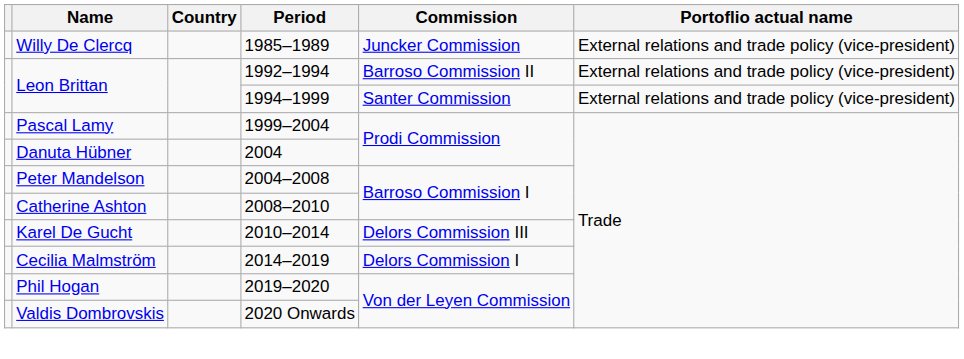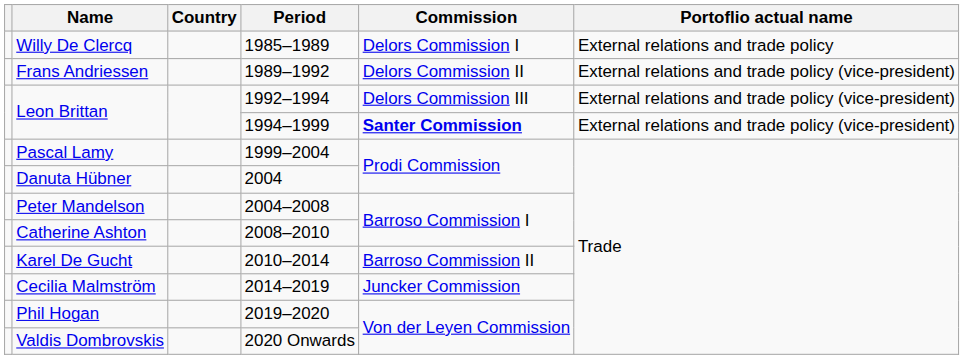(441, 44) Juncker Commission -> (441, 44) Delors Commission I
(766, 44) External relations and trade policy (vice-president) -> (706, 44) External relations and trade policy
+ row: (82, 71)
(448, 71) Barroso Commission II -> (446, 98) Delors Commission III
(437, 98) normal -> (442, 125) bold
(446, 233) Delors Commission III -> (448, 260) Barroso Commission II
(441, 260) Delors Commission I -> (441, 286) Juncker Commission
